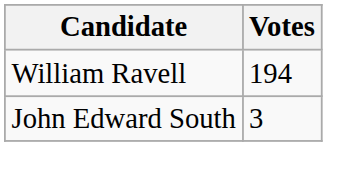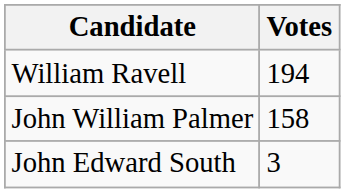+ row: (132, 118)
